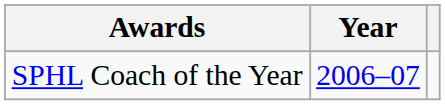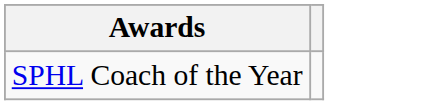- column: (368, 27)
